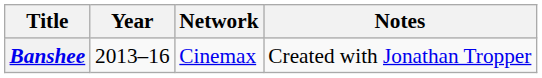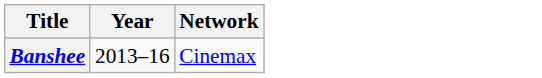- column: (400, 21)
